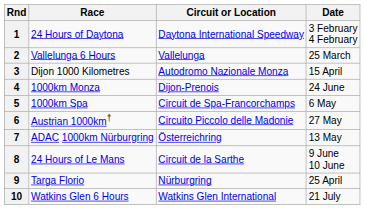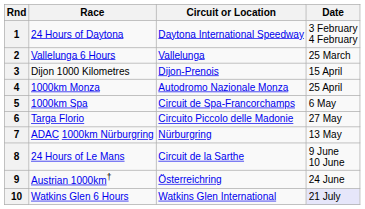(223, 72) Autodromo Nazionale Monza -> (189, 72) Dijon-Prenois
(189, 88) Dijon-Prenois -> (223, 88) Autodromo Nazionale Monza
(327, 88) 24 June -> (326, 88) 25 April
(71, 121) Austrian 1000km† -> (58, 119) Targa Florio
(190, 138) Österreichring -> (185, 135) Nürburgring
(58, 181) Targa Florio -> (71, 180) Austrian 1000km†
(185, 181) Nürburgring -> (190, 180) Österreichring
(326, 181) 25 April -> (327, 180) 24 June
(325, 197) no background -> (325, 197) lavender background
